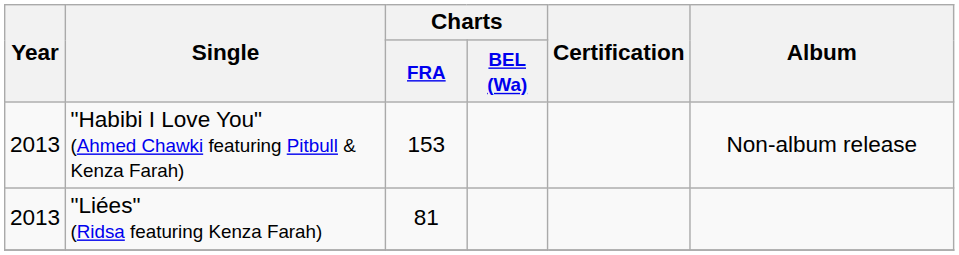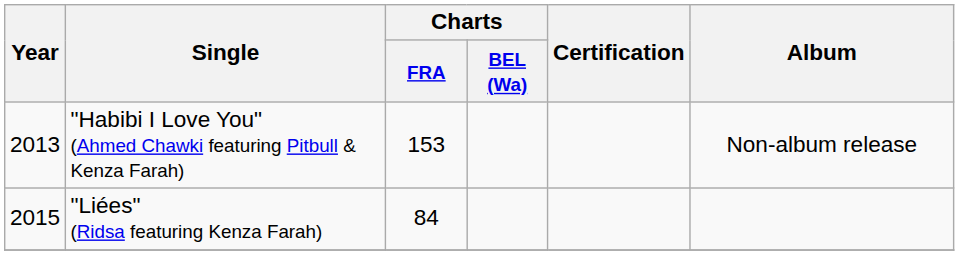(35, 218) 2013 -> (35, 218) 2015
(426, 218) 81 -> (426, 218) 84
